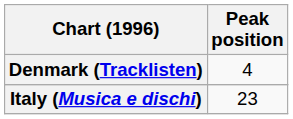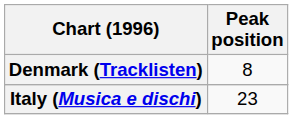(247, 69) 4 -> (247, 69) 8
